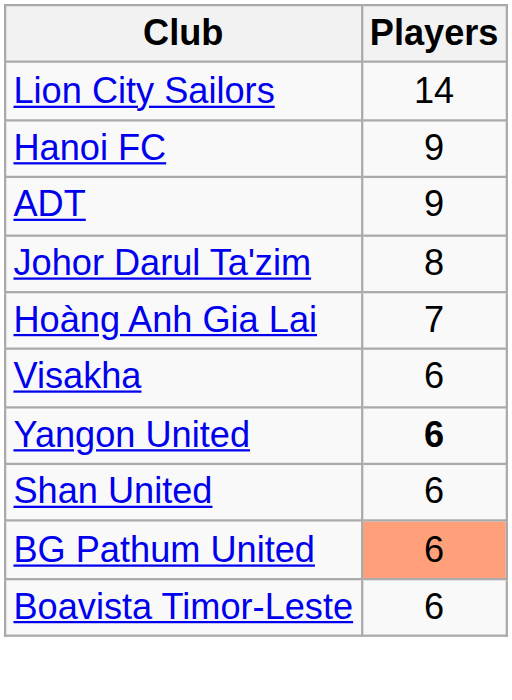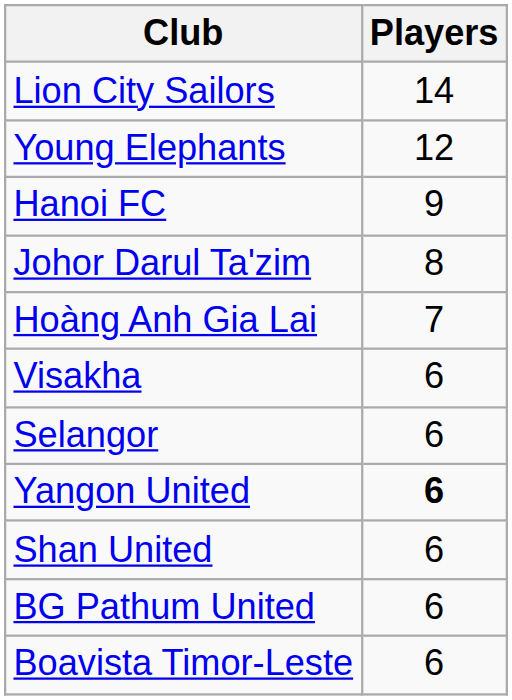+ row: (150, 147)
- row: (50, 205)
+ row: (86, 434)
(434, 549) lightsalmon background -> (434, 606) no background
